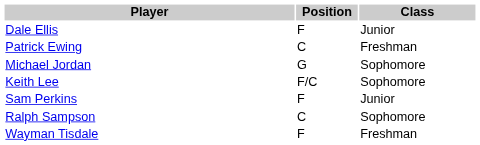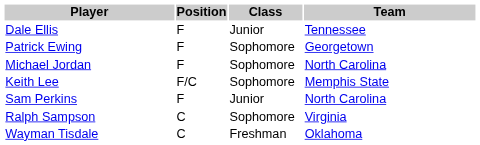+ column: (390, 12)
(301, 47) C -> (180, 47) F
(389, 47) Freshman -> (262, 47) Sophomore
(302, 64) G -> (180, 64) F
(301, 134) F -> (181, 134) C
